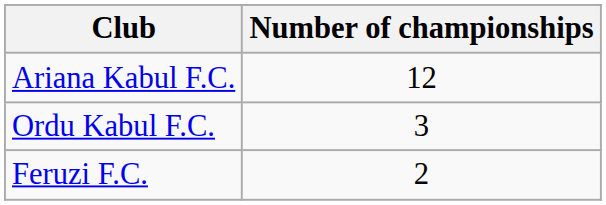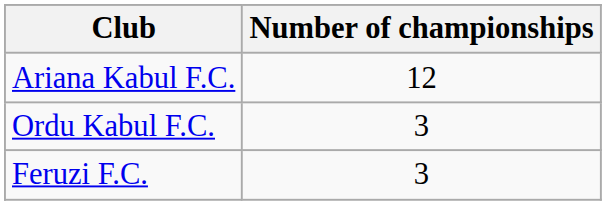(421, 174) 2 -> (421, 174) 3
